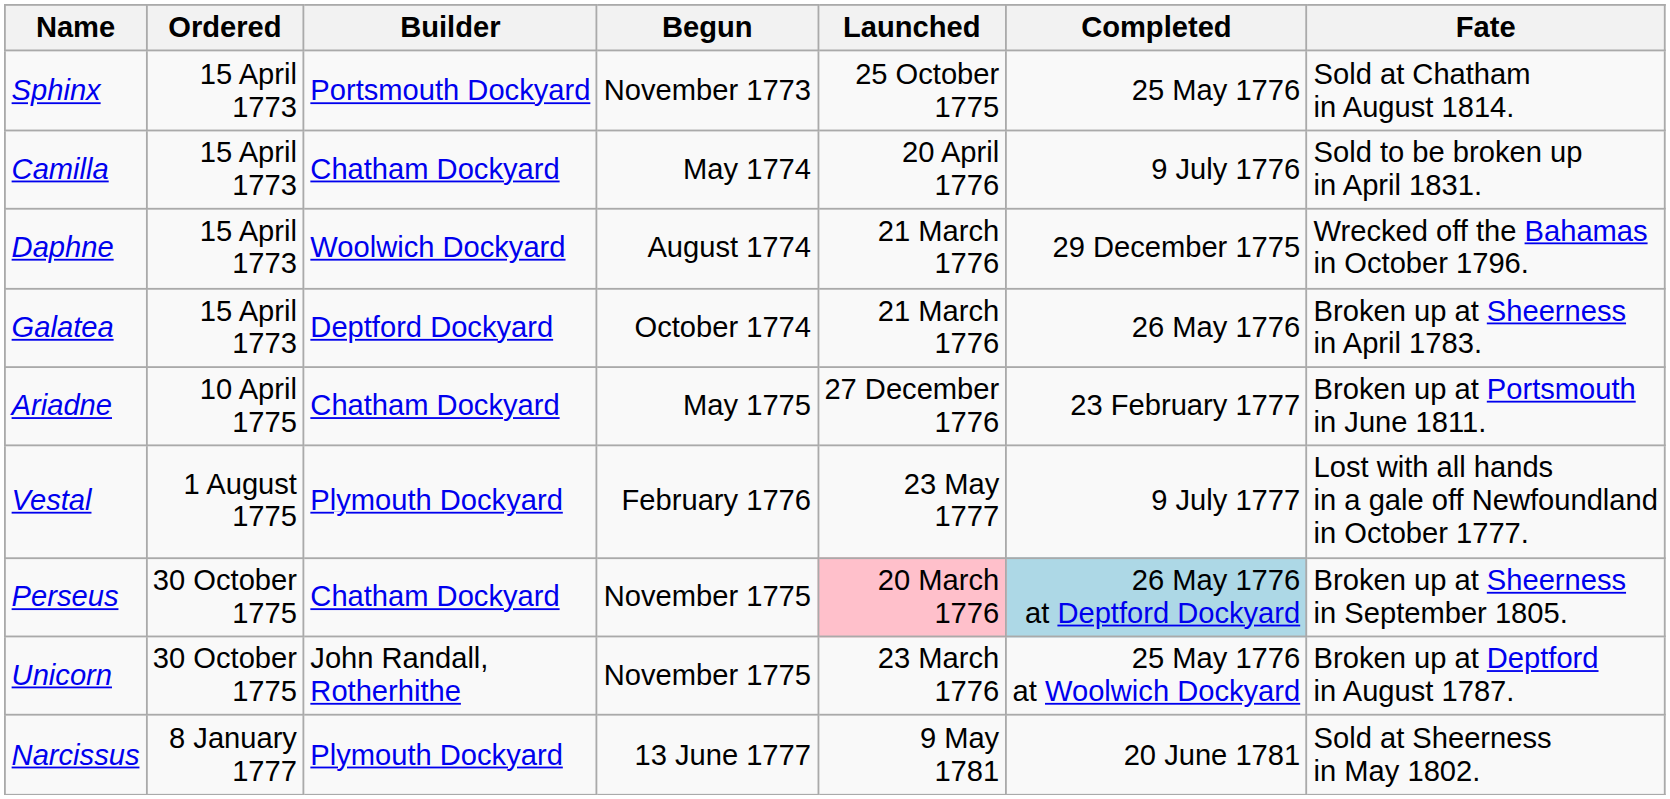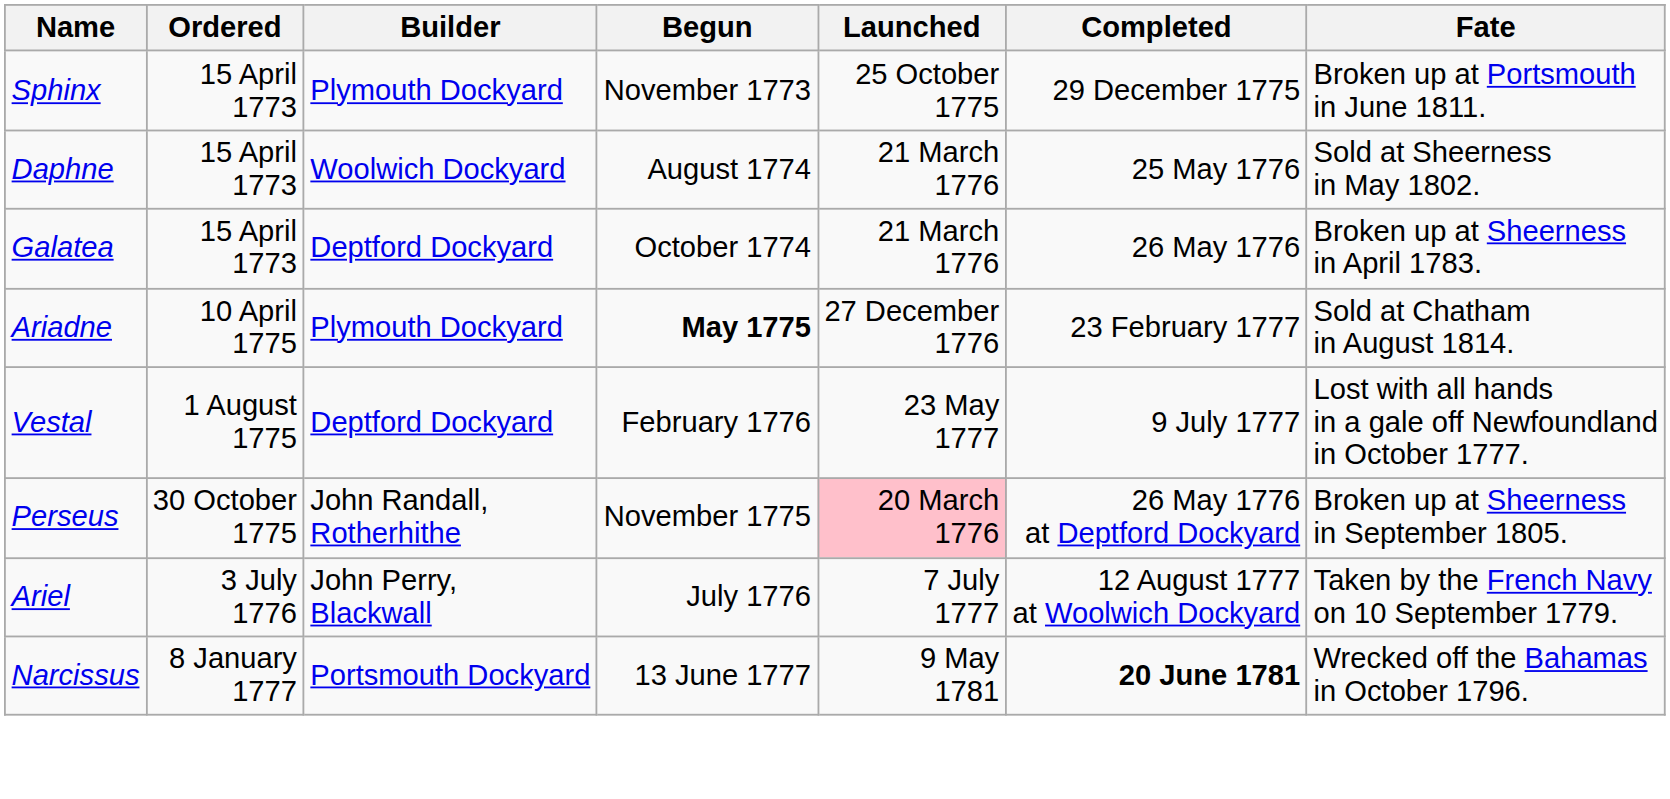(450, 90) Portsmouth Dockyard -> (437, 90) Plymouth Dockyard
(1216, 90) 25 May 1776 -> (1176, 90) 29 December 1775
(1422, 90) Sold at Chatham in August 1814. -> (1475, 90) Broken up at Portsmouth in June 1811.
- row: (60, 169)
(1176, 248) 29 December 1775 -> (1216, 169) 25 May 1776
(1481, 248) Wrecked off the Bahamas in October 1796. -> (1433, 169) Sold at Sheerness in May 1802.
(435, 405) Chatham Dockyard -> (437, 326) Plymouth Dockyard
(747, 405) normal -> (746, 326) bold
(1475, 405) Broken up at Portsmouth in June 1811. -> (1422, 326) Sold at Chatham in August 1814.
(437, 501) Plymouth Dockyard -> (432, 422) Deptford Dockyard
(435, 596) Chatham Dockyard -> (399, 517) John Randall, Rotherhithe
(1163, 596) lightblue background -> (1163, 517) no background
- row: (62, 675)
+ row: (41, 596)
(437, 754) Plymouth Dockyard -> (450, 675) Portsmouth Dockyard
(1212, 754) normal -> (1210, 675) bold
(1433, 754) Sold at Sheerness in May 1802. -> (1481, 675) Wrecked off the Bahamas in October 1796.
